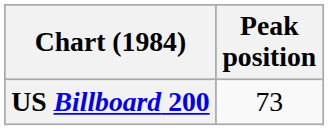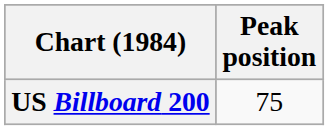(269, 101) 73 -> (269, 101) 75
